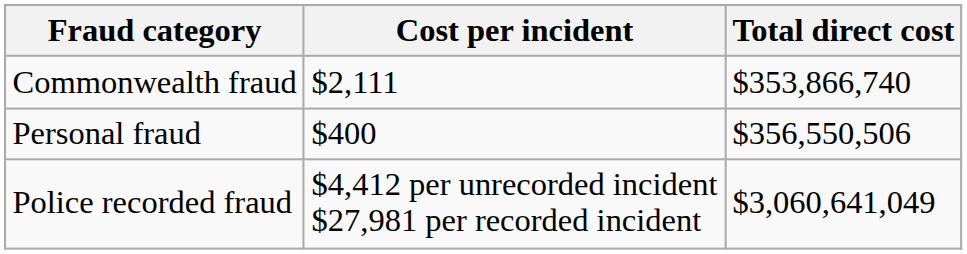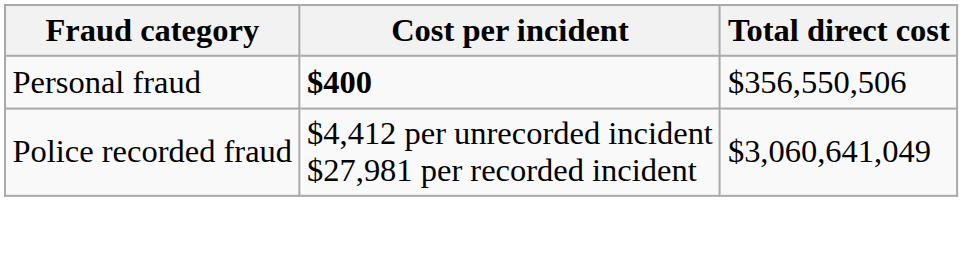- row: (155, 81)
(344, 133) normal -> (340, 81) bold
